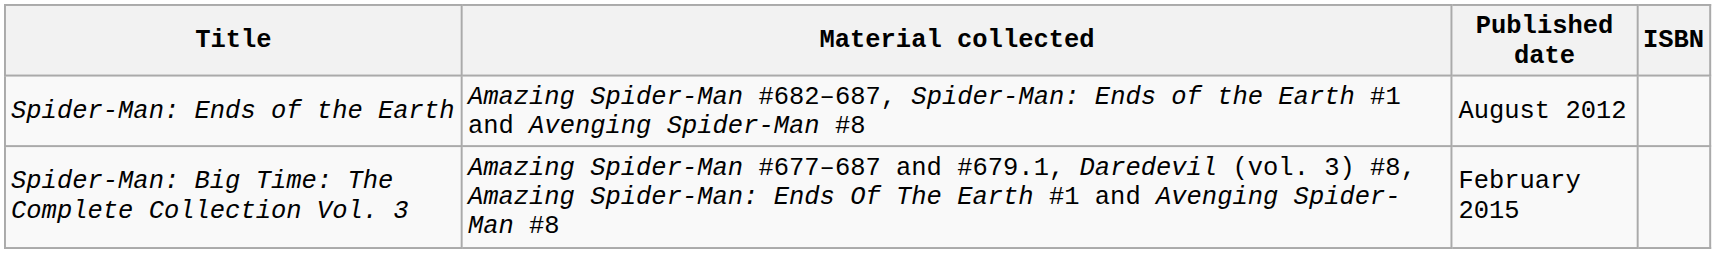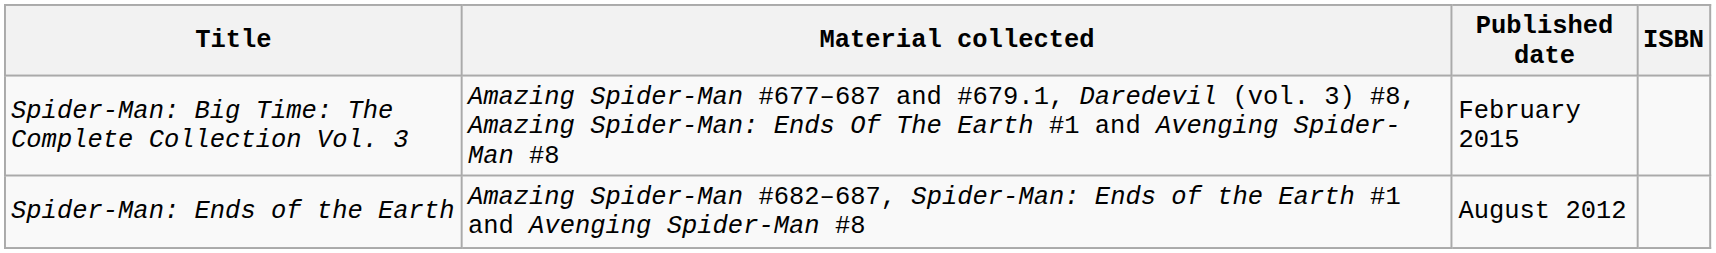rows swapped: (233, 111) <-> (210, 197)
